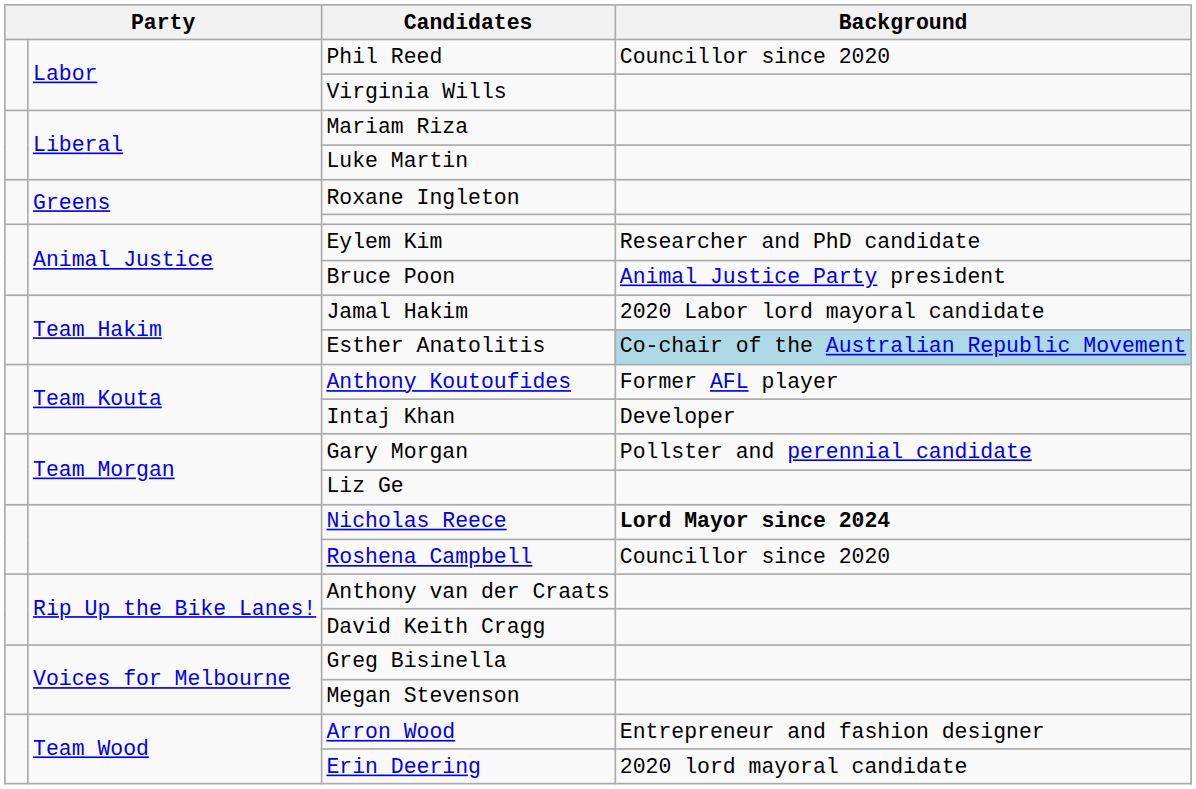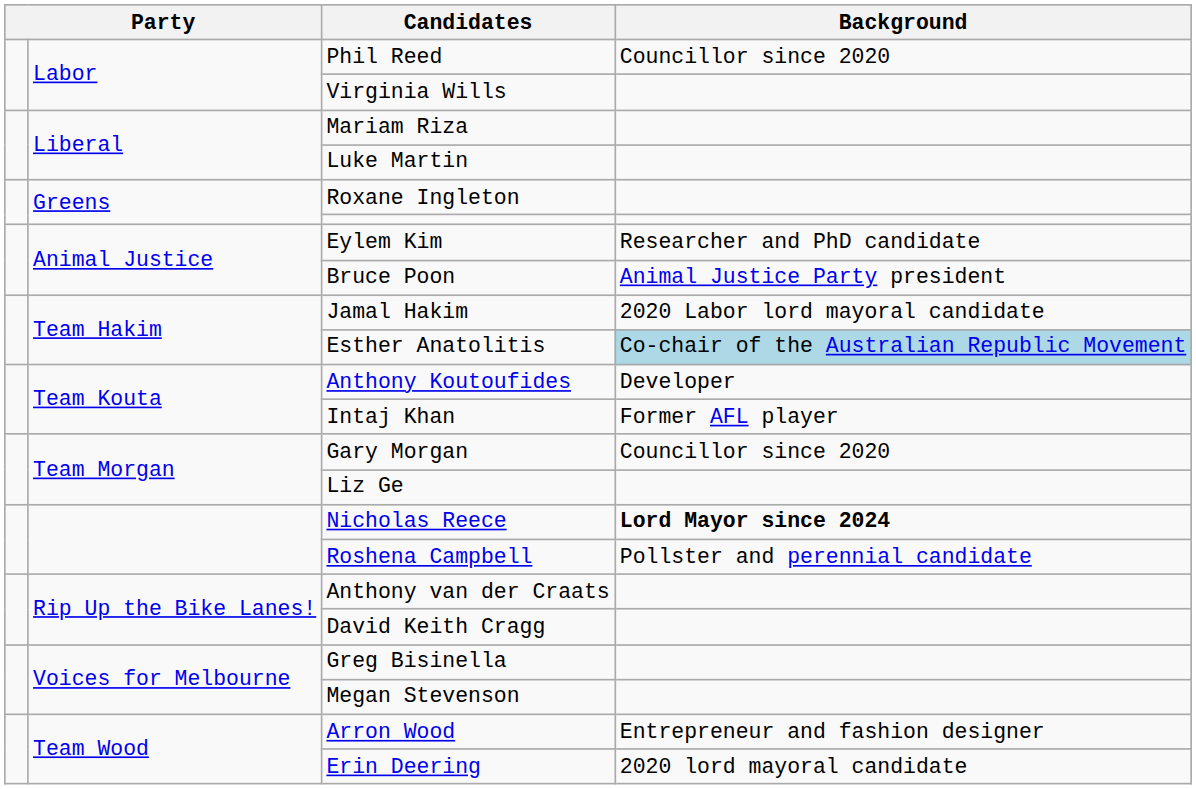(729, 382) Former AFL player -> (678, 382) Developer
(678, 417) Developer -> (729, 417) Former AFL player
(826, 452) Pollster and perennial candidate -> (755, 452) Councillor since 2020
(755, 557) Councillor since 2020 -> (826, 557) Pollster and perennial candidate
